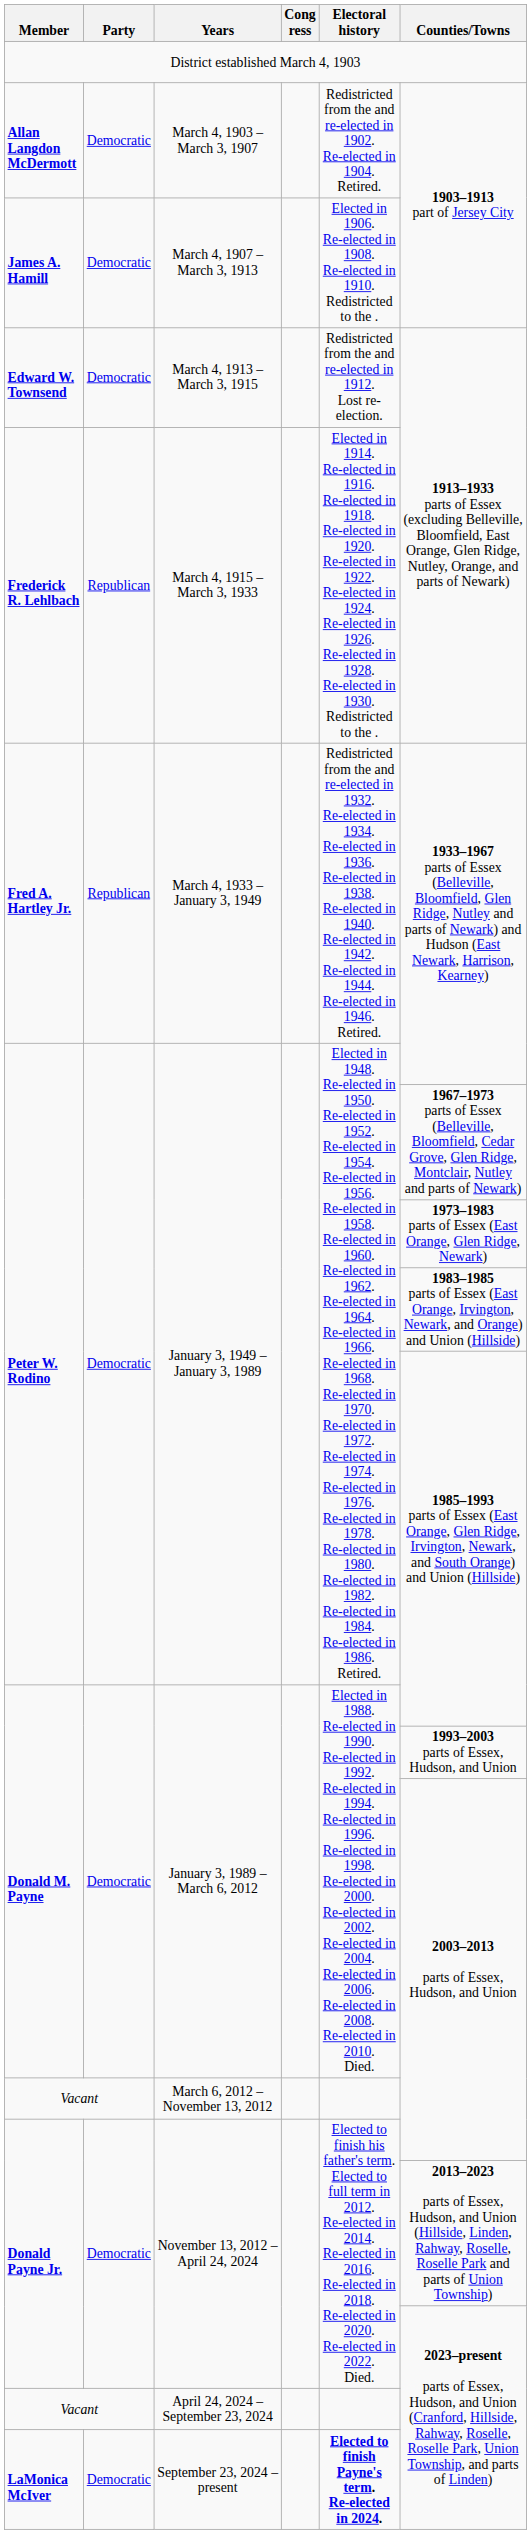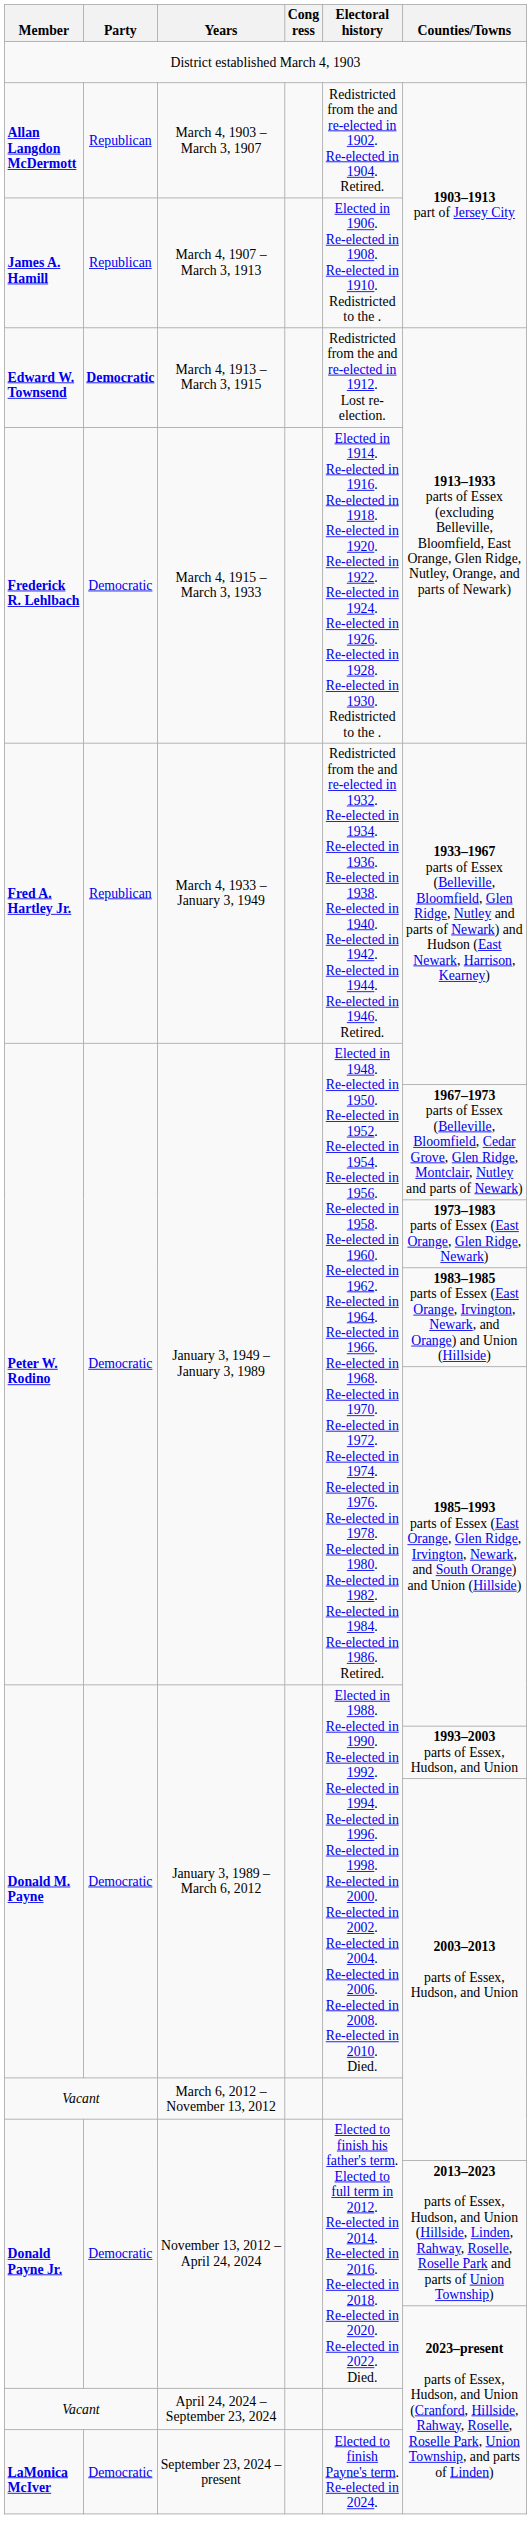(119, 140) Democratic -> (120, 140) Republican
(119, 262) Democratic -> (120, 262) Republican
(119, 377) normal -> (120, 377) bold
(119, 585) Republican -> (120, 585) Democratic
(359, 2479) bold -> (362, 2471) normal
